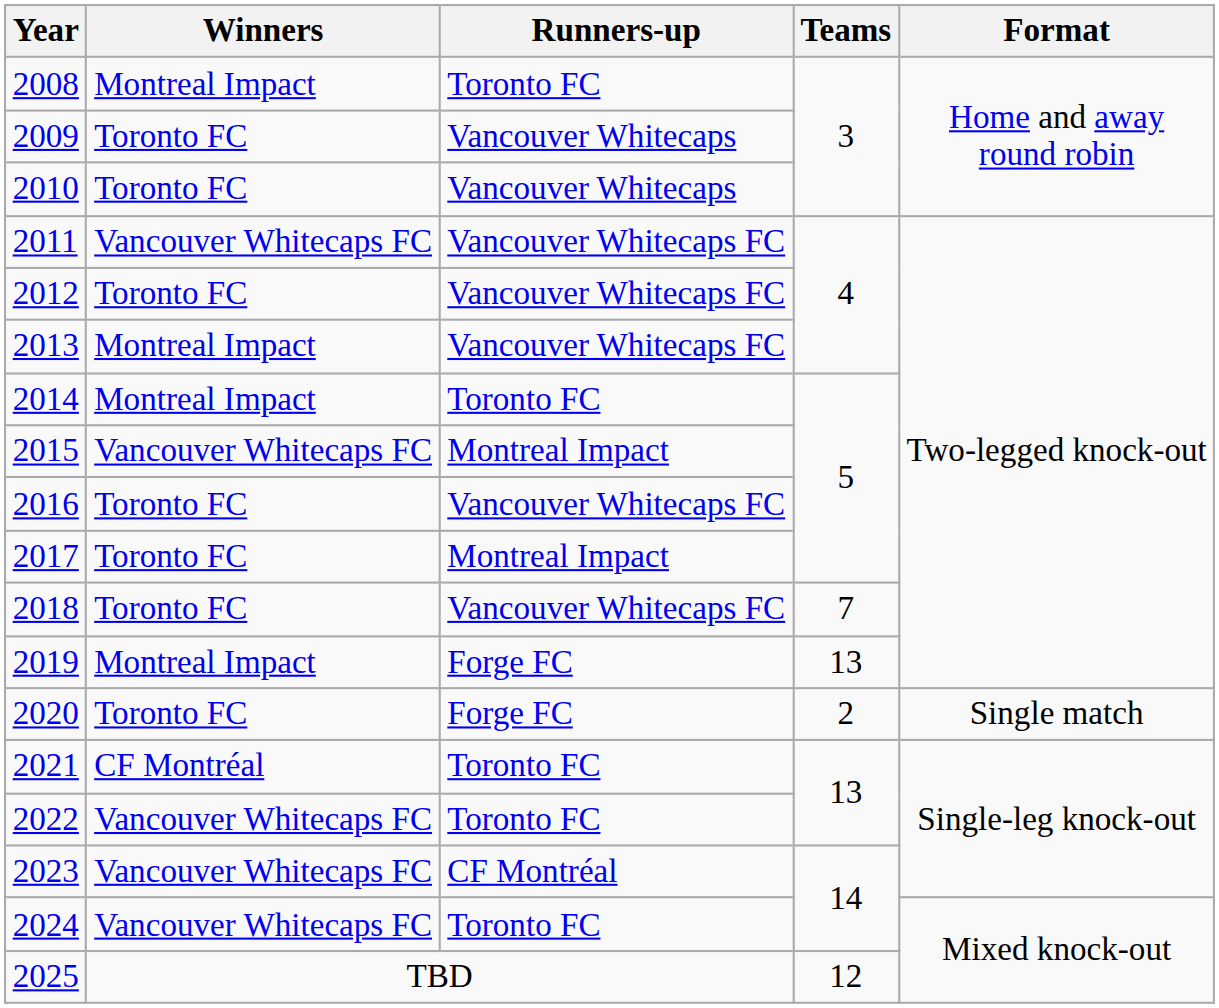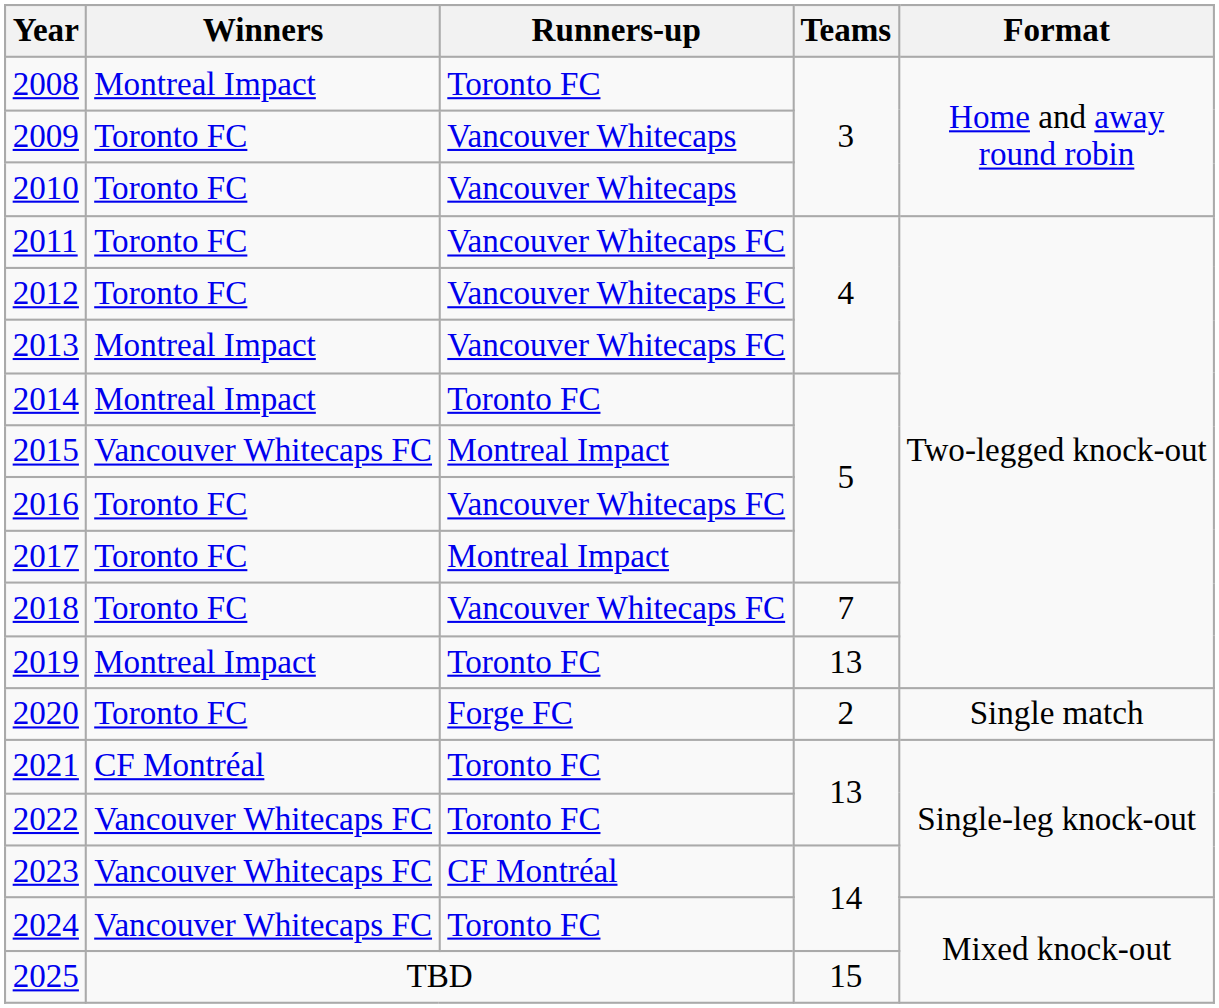(263, 240) Vancouver Whitecaps FC -> (171, 240) Toronto FC
(510, 661) Forge FC -> (524, 661) Toronto FC
(846, 976) 12 -> (846, 976) 15
